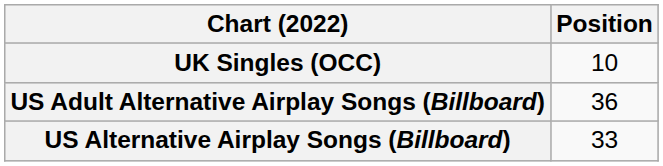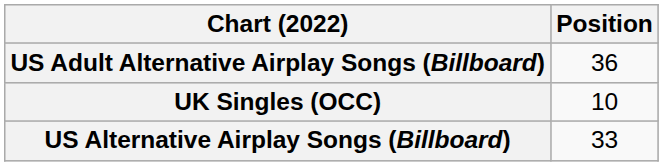rows swapped: (278, 62) <-> (278, 101)
